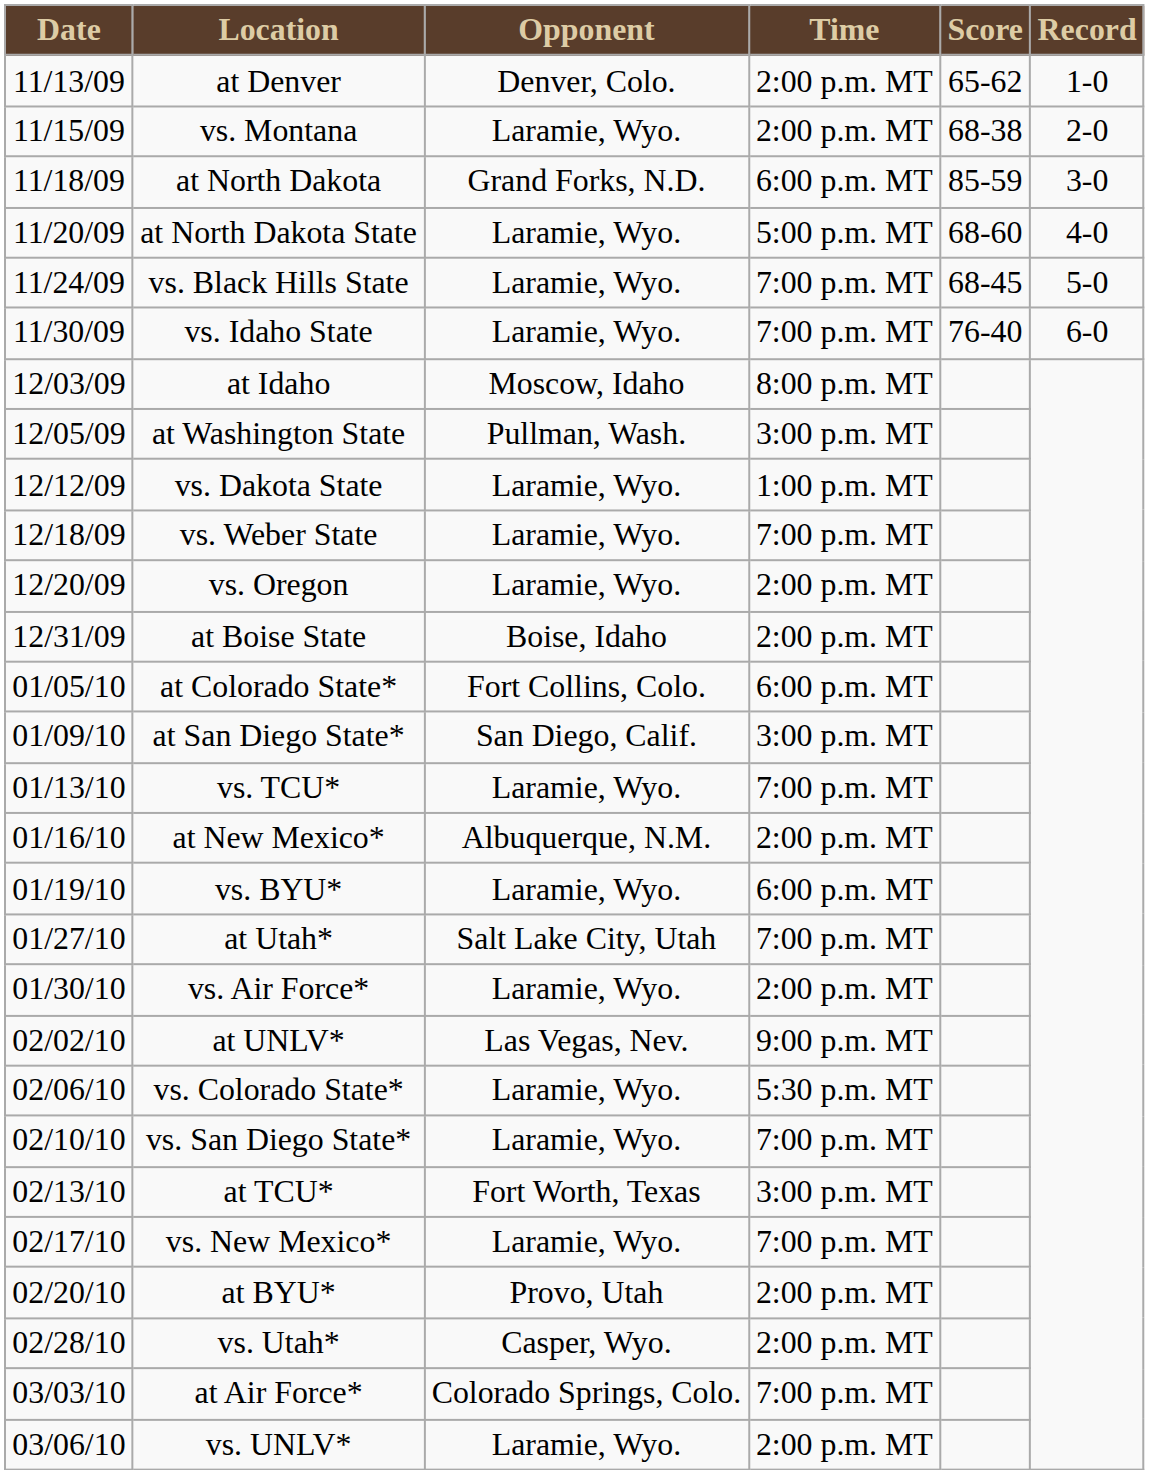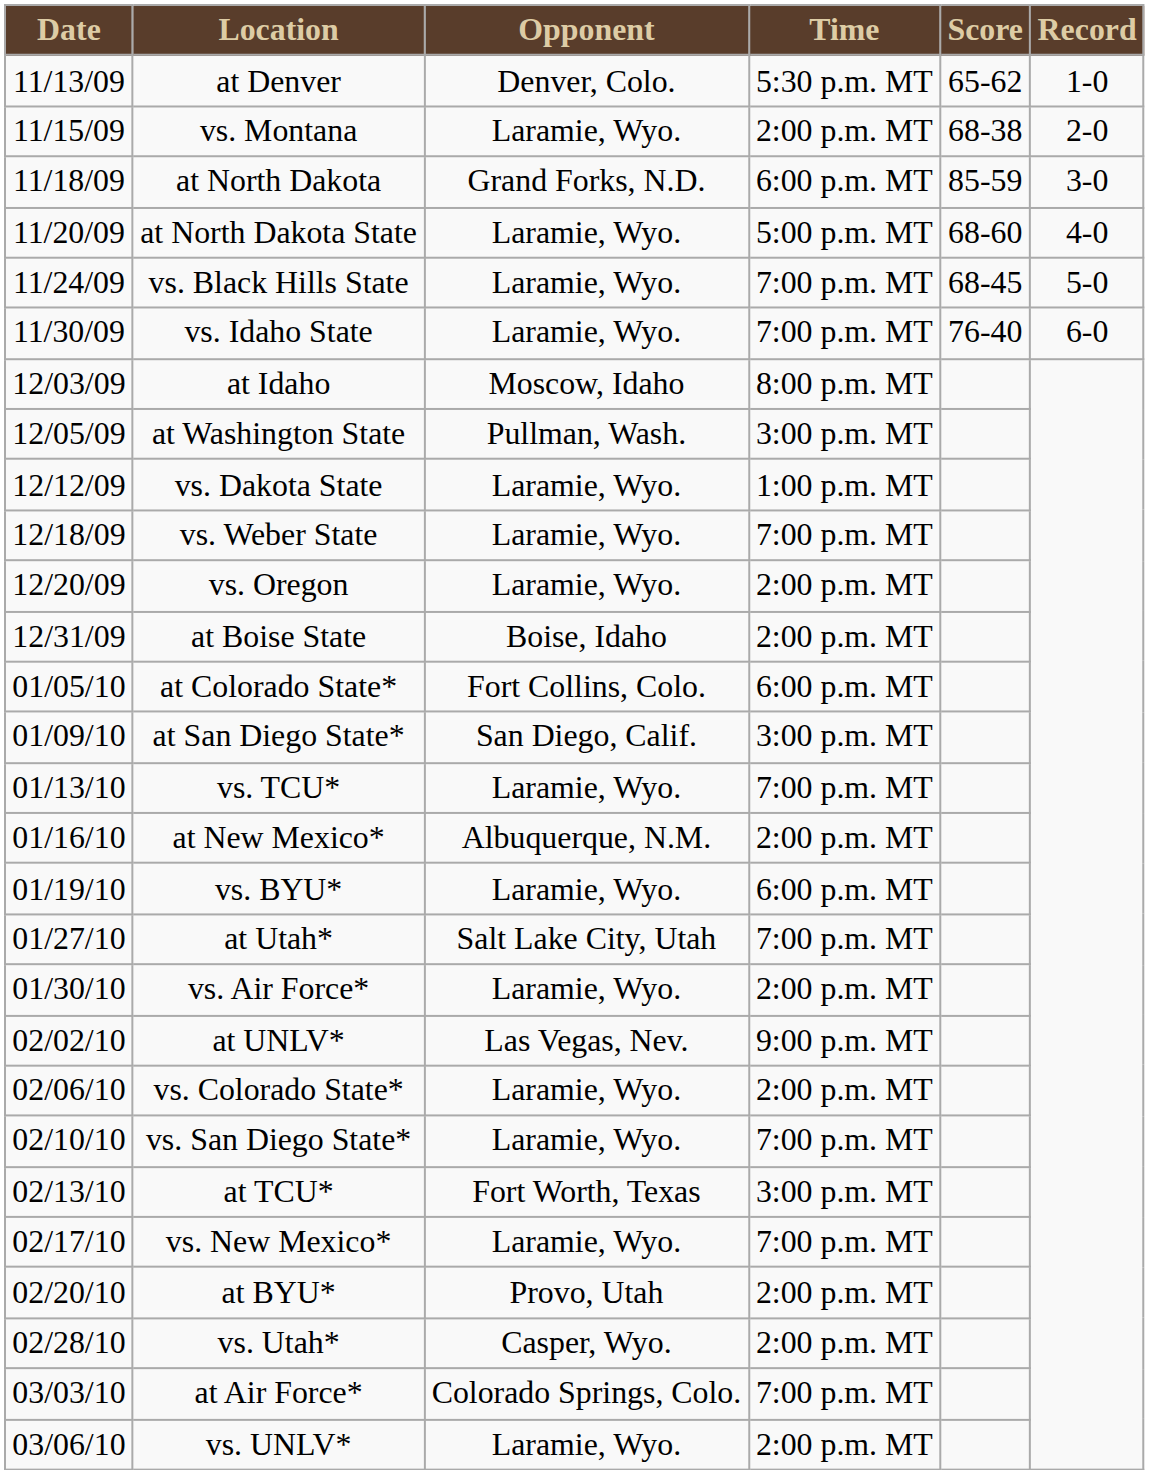(844, 80) 2:00 p.m. MT -> (844, 80) 5:30 p.m. MT
(844, 1090) 5:30 p.m. MT -> (844, 1090) 2:00 p.m. MT
